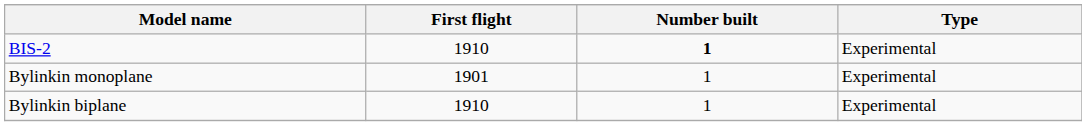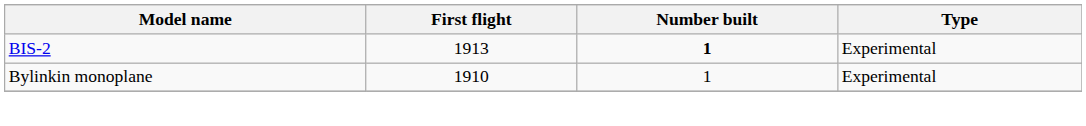(471, 48) 1910 -> (471, 48) 1913
(471, 77) 1901 -> (471, 77) 1910
- row: (67, 106)
